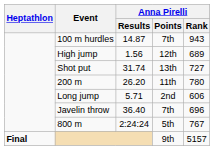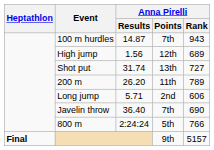(197, 82) 780 -> (197, 82) 789
(197, 110) 696 -> (197, 110) 690
(197, 125) 767 -> (197, 125) 766
